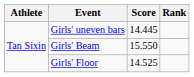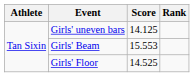(144, 30) 14.445 -> (144, 30) 14.125
(144, 47) 15.550 -> (144, 47) 15.553
